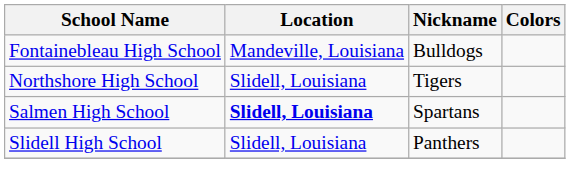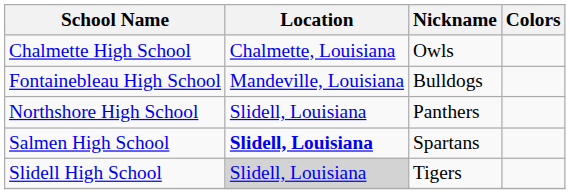+ row: (100, 50)
(437, 81) Tigers -> (446, 111) Panthers
(298, 142) no background -> (298, 173) lightgrey background
(446, 142) Panthers -> (437, 173) Tigers
